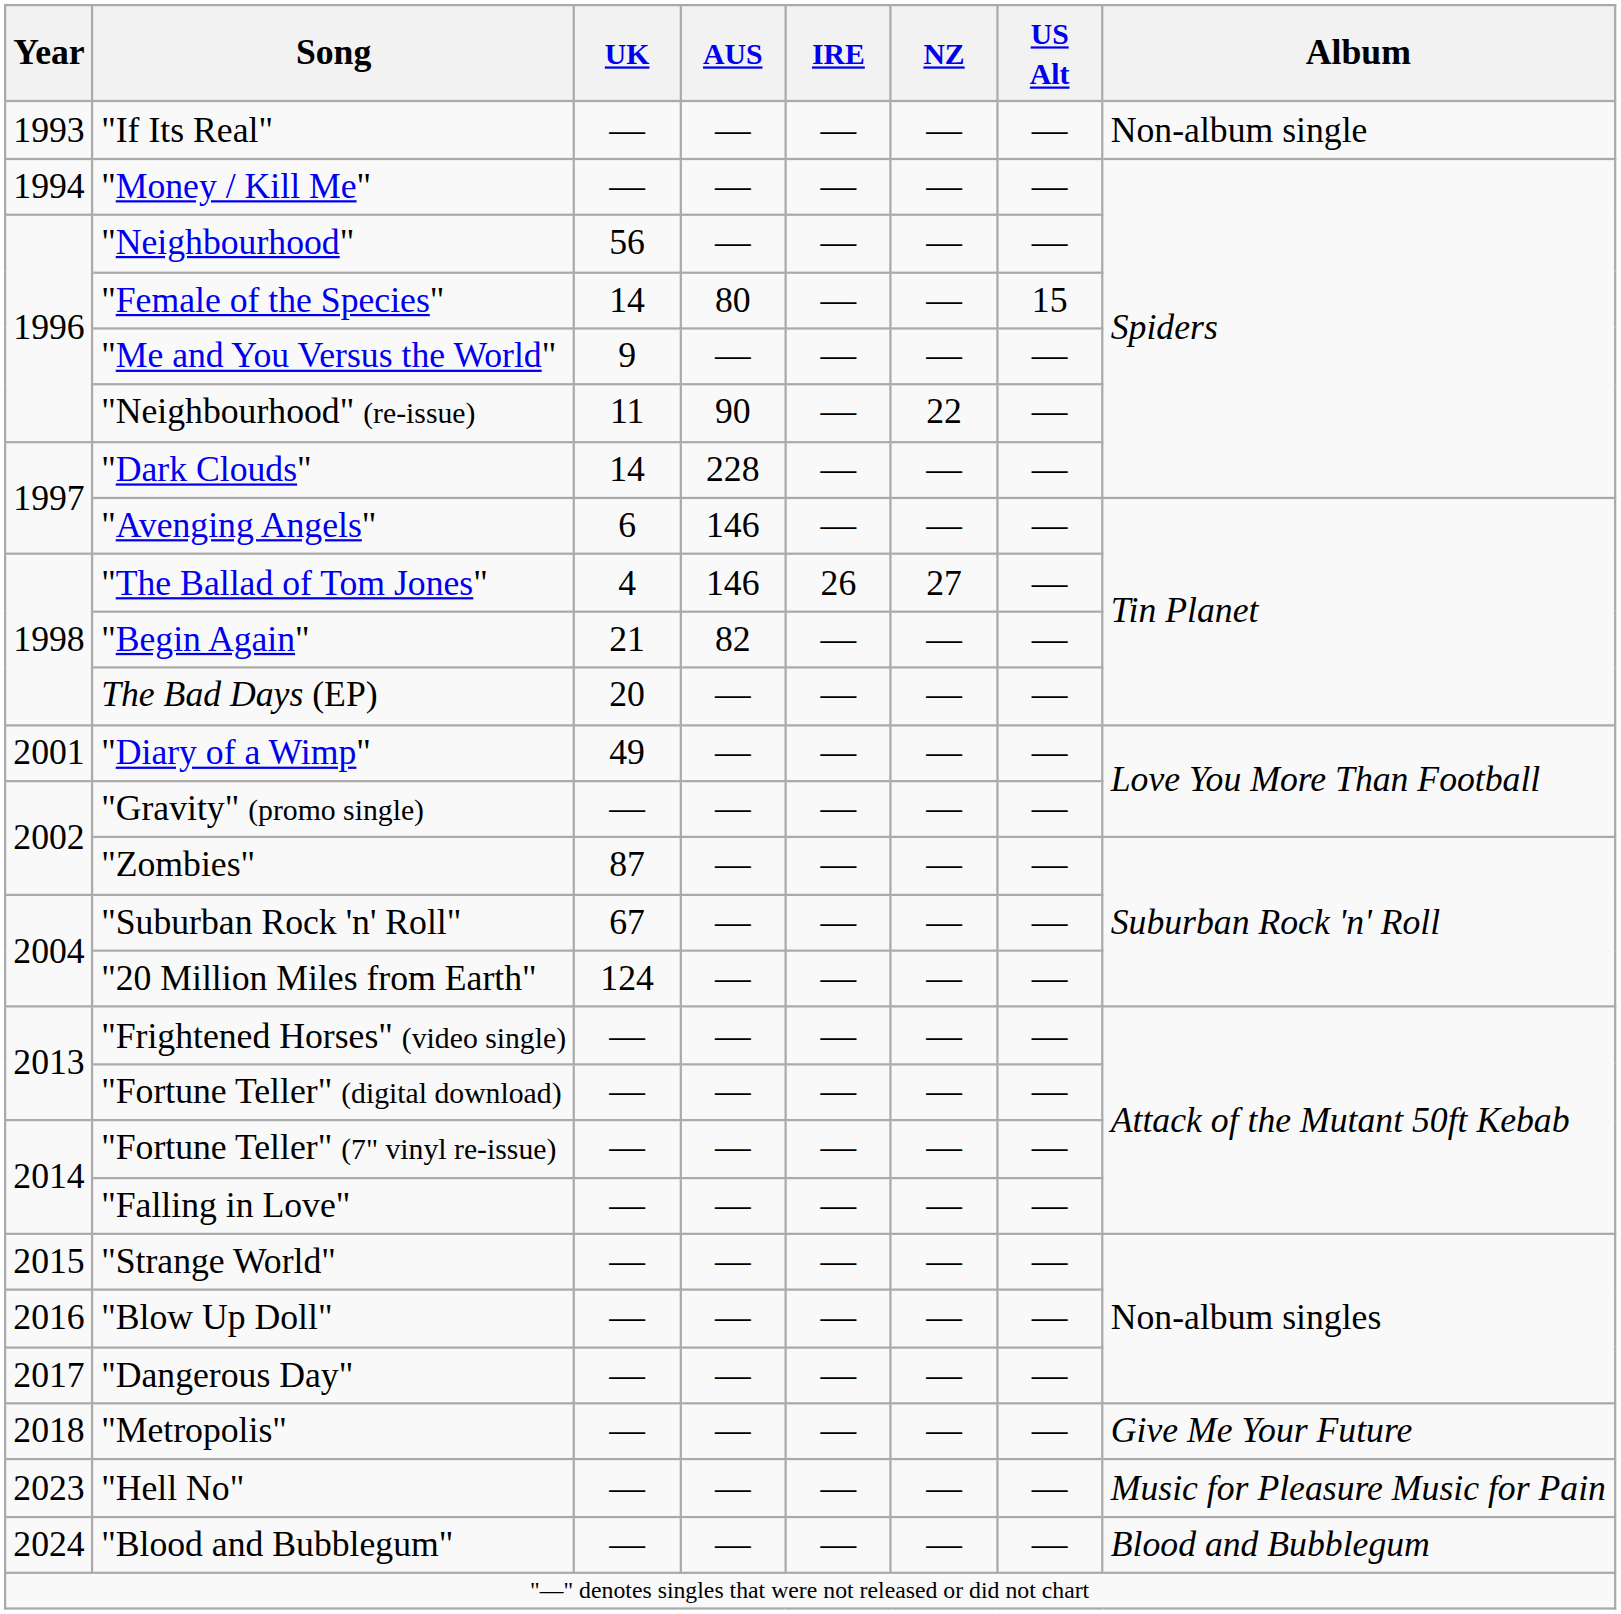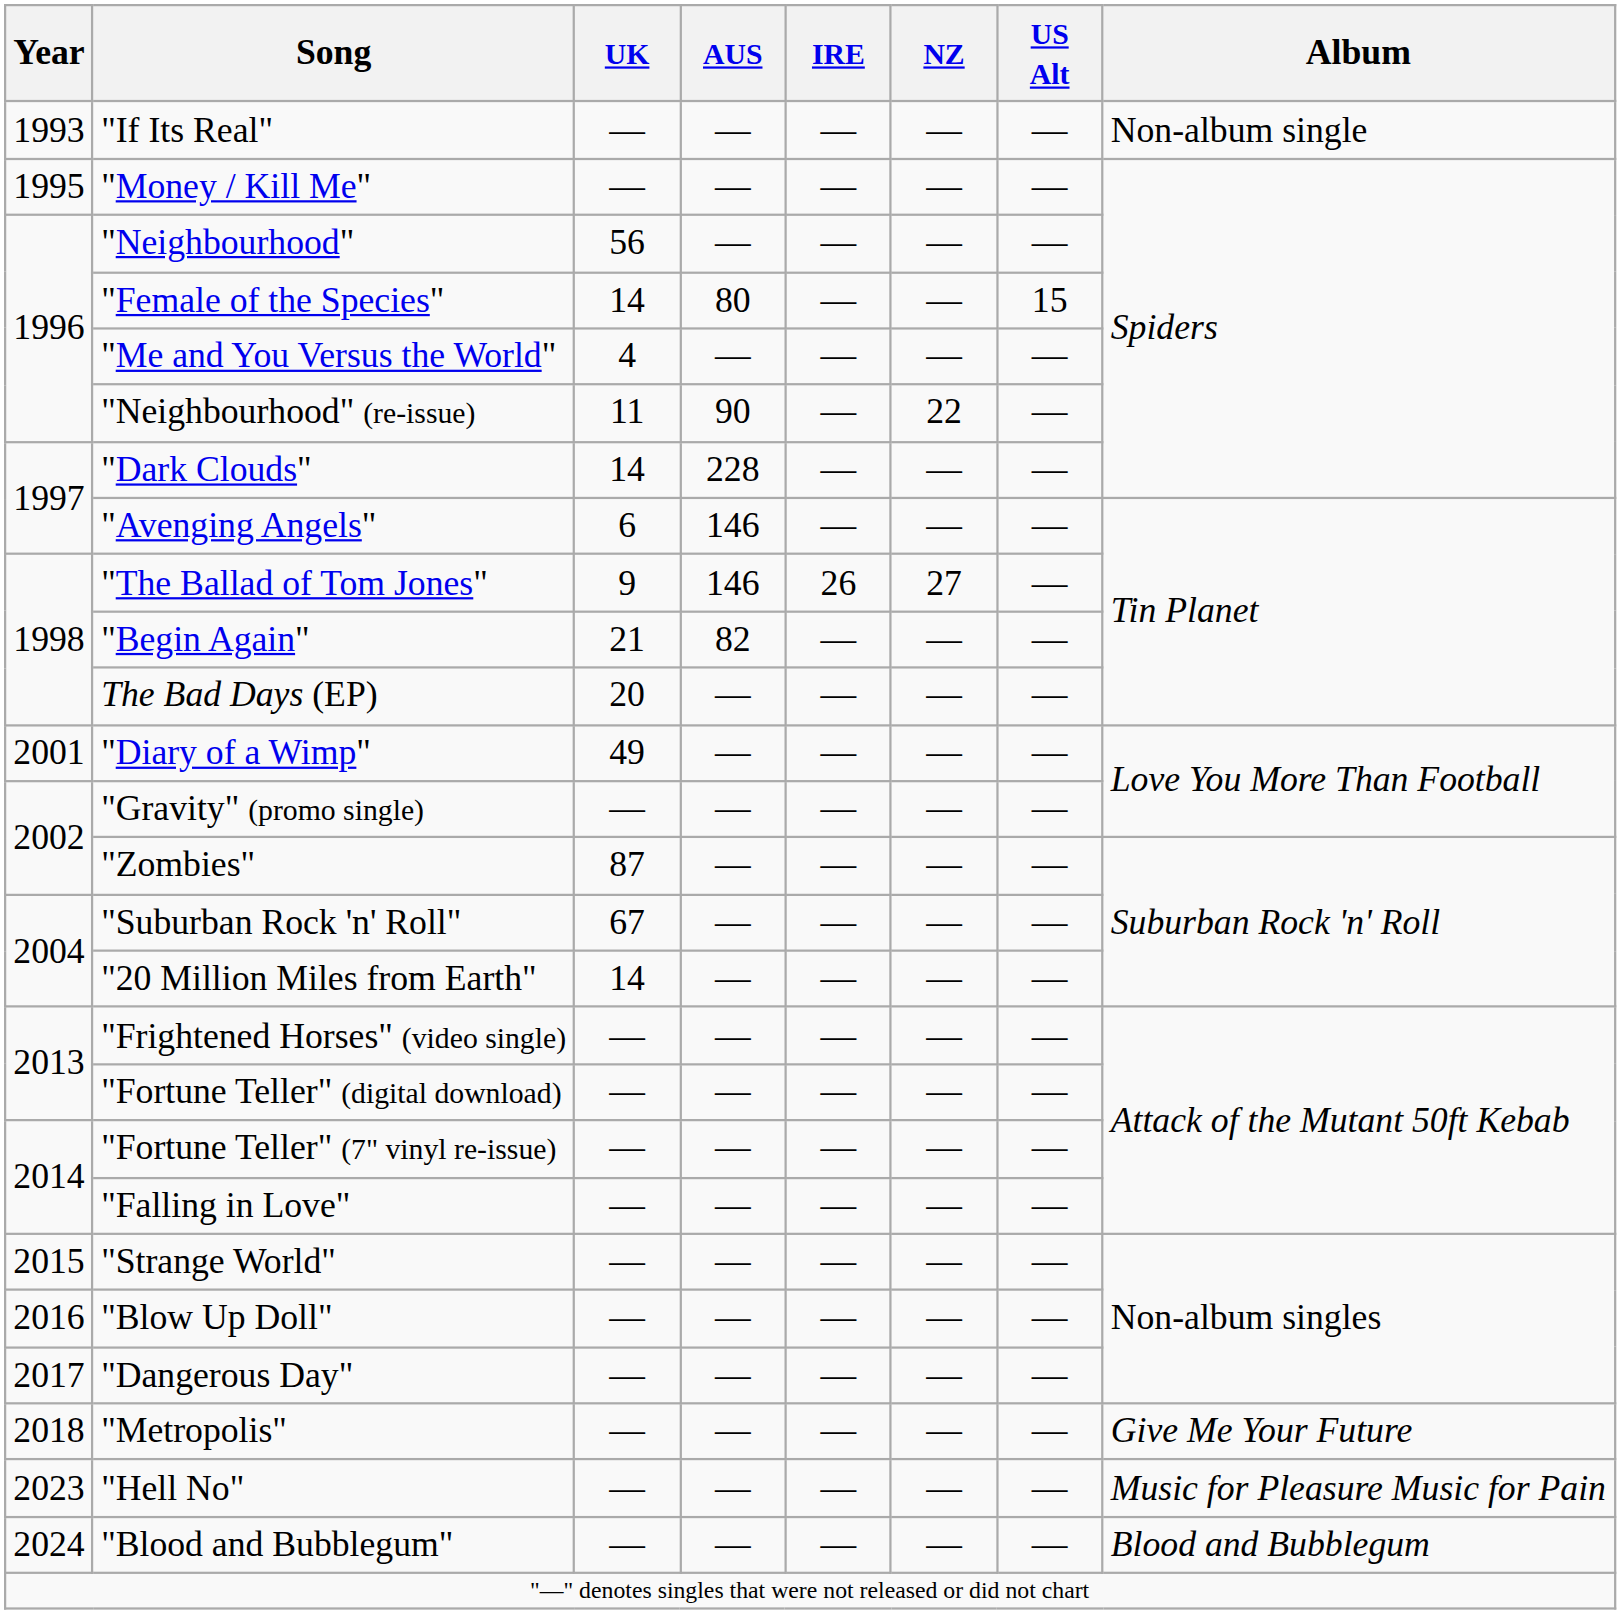(49, 186) 1994 -> (49, 186) 1995
(627, 355) 9 -> (627, 355) 4
(627, 582) 4 -> (627, 582) 9
(627, 978) 124 -> (627, 978) 14
